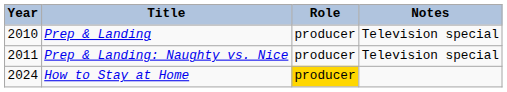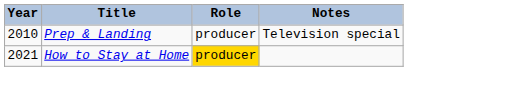- row: (166, 56)
(23, 77) 2024 -> (23, 56) 2021
